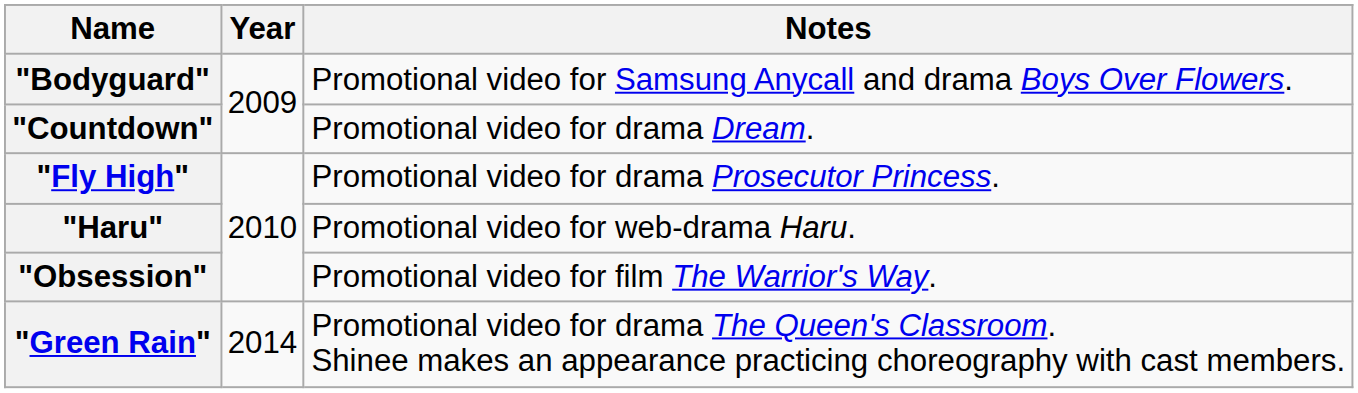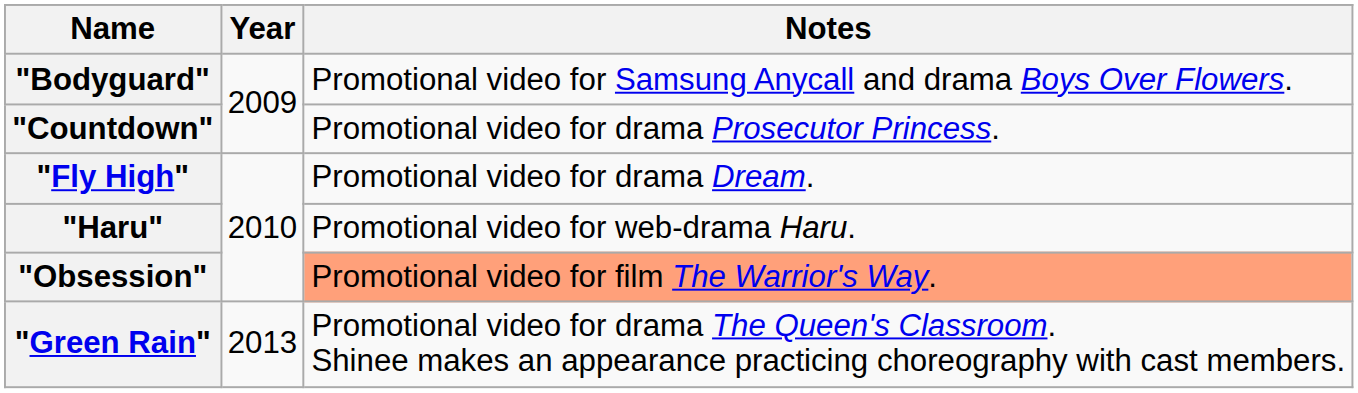(563, 128) Promotional video for drama Dream. -> (656, 128) Promotional video for drama Prosecutor Princess.
(656, 177) Promotional video for drama Prosecutor Princess. -> (563, 177) Promotional video for drama Dream.
(624, 276) no background -> (624, 276) lightsalmon background
(262, 343) 2014 -> (262, 343) 2013
